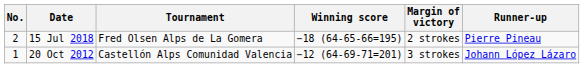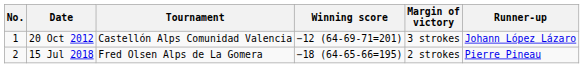rows swapped: (61, 55) <-> (61, 39)
